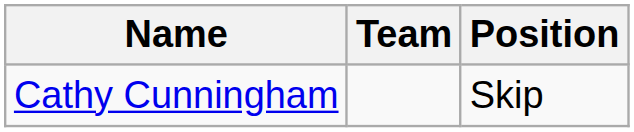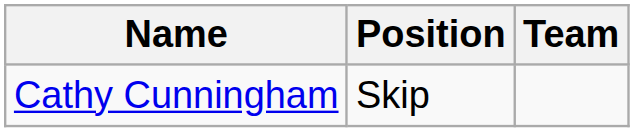columns swapped: (545, 34) <-> (404, 34)
